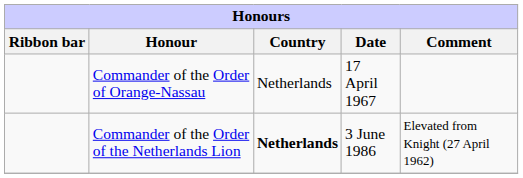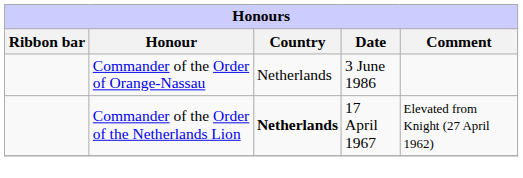(361, 83) 17 April 1967 -> (365, 74) 3 June 1986
(365, 143) 3 June 1986 -> (361, 125) 17 April 1967
